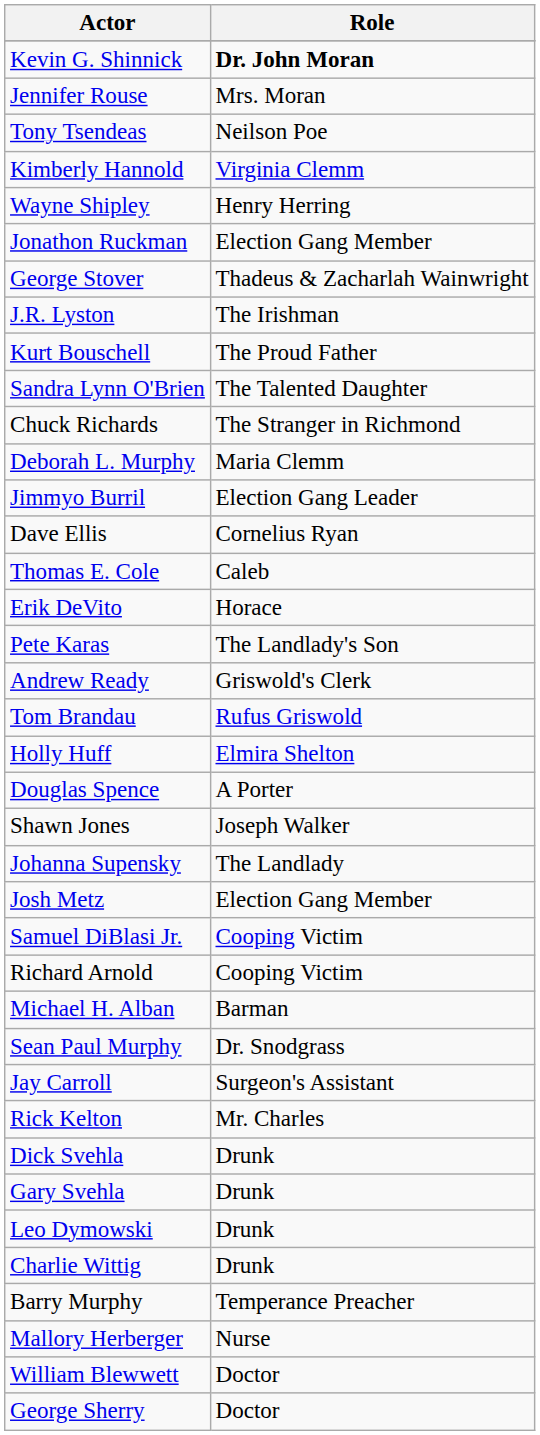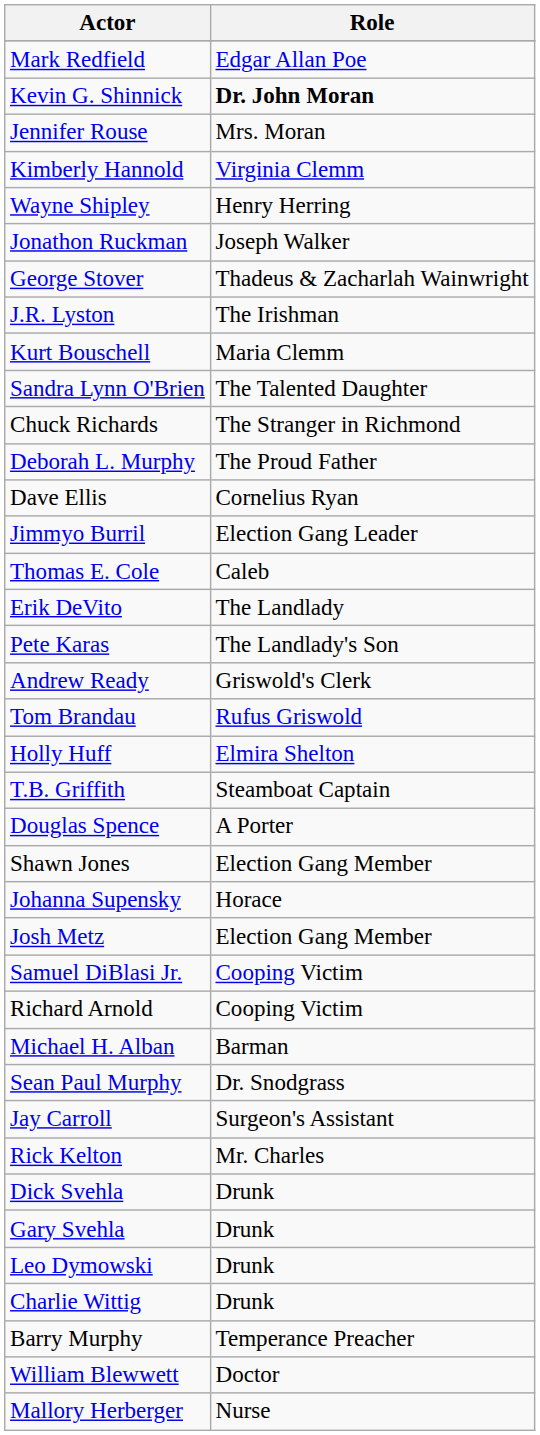+ row: (78, 59)
- row: (78, 132)
(324, 242) Election Gang Member -> (283, 242) Joseph Walker
(296, 351) The Proud Father -> (280, 351) Maria Clemm
(280, 461) Maria Clemm -> (296, 461) The Proud Father
rows swapped: (58, 534) <-> (78, 497)
(249, 607) Horace -> (280, 607) The Landlady
+ row: (68, 790)
(283, 826) Joseph Walker -> (324, 863) Election Gang Member
(280, 863) The Landlady -> (249, 899) Horace
rows swapped: (97, 1338) <-> (94, 1374)
- row: (77, 1411)
